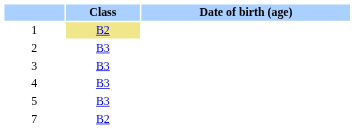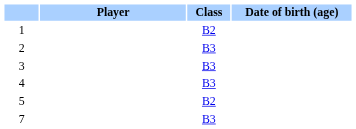+ column: (113, 12)
(103, 30) khaki background -> (209, 30) no background
(103, 101) B3 -> (209, 101) B2
(103, 119) B2 -> (209, 119) B3
